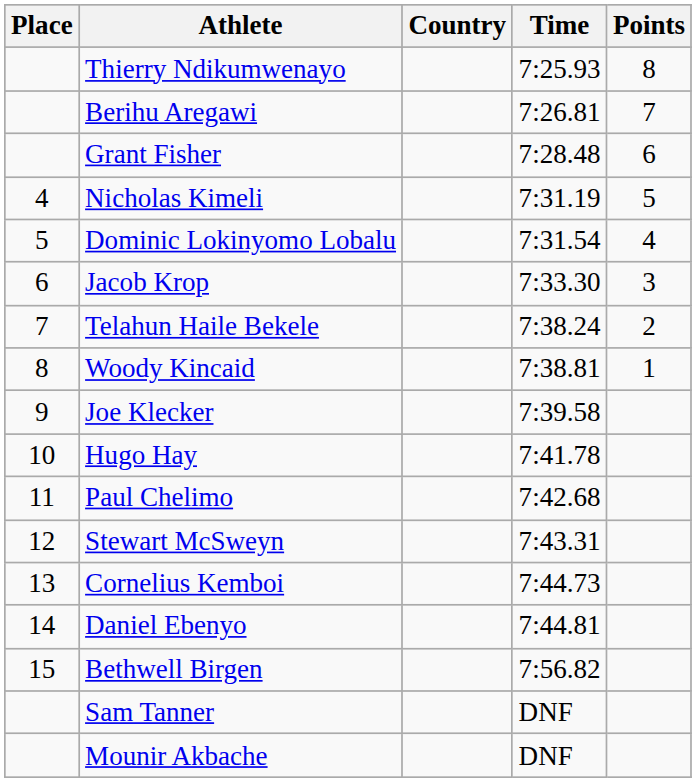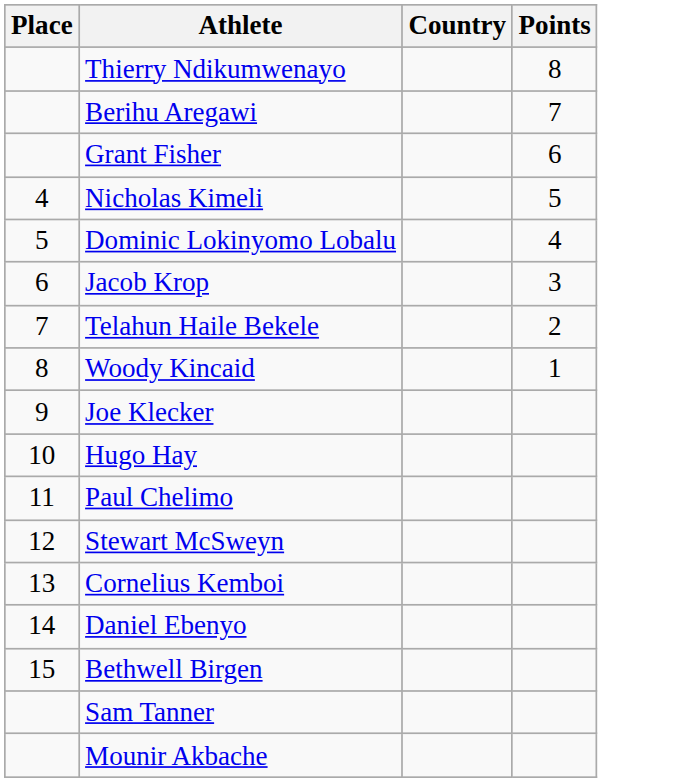- column: (560, 25)
